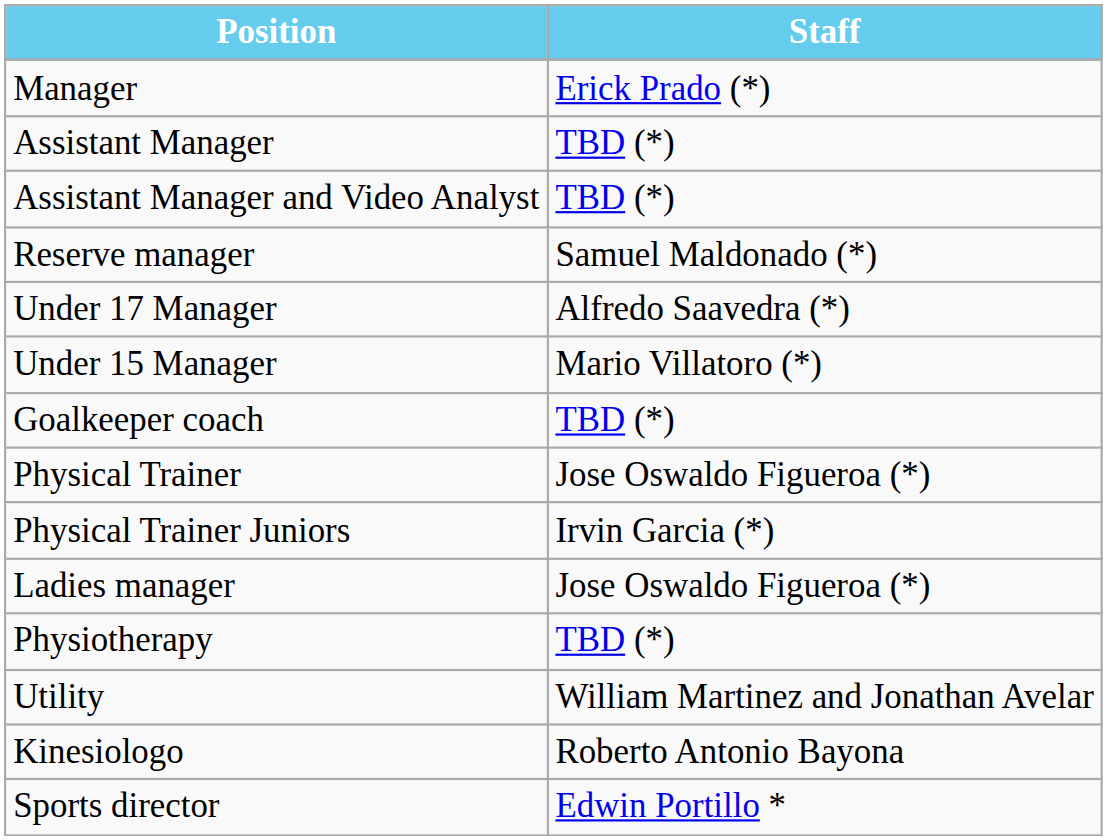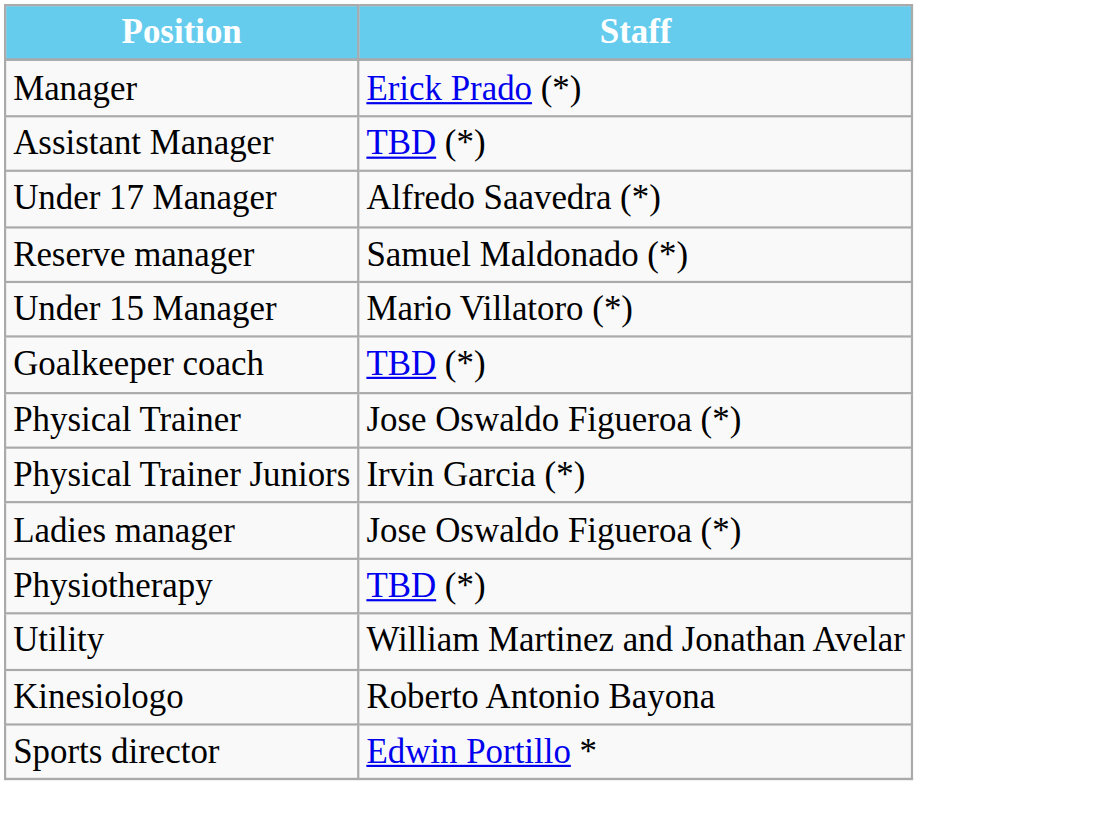- row: (276, 198)
rows swapped: (134, 253) <-> (145, 308)
